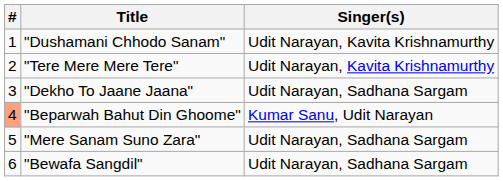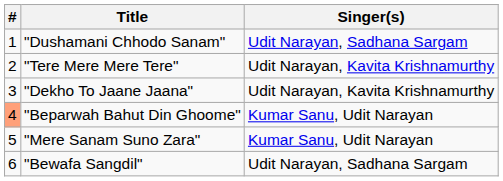(371, 42) Udit Narayan, Kavita Krishnamurthy -> (358, 42) Udit Narayan, Sadhana Sargam
(358, 91) Udit Narayan, Sadhana Sargam -> (371, 91) Udit Narayan, Kavita Krishnamurthy
(358, 140) Udit Narayan, Sadhana Sargam -> (341, 140) Kumar Sanu, Udit Narayan
